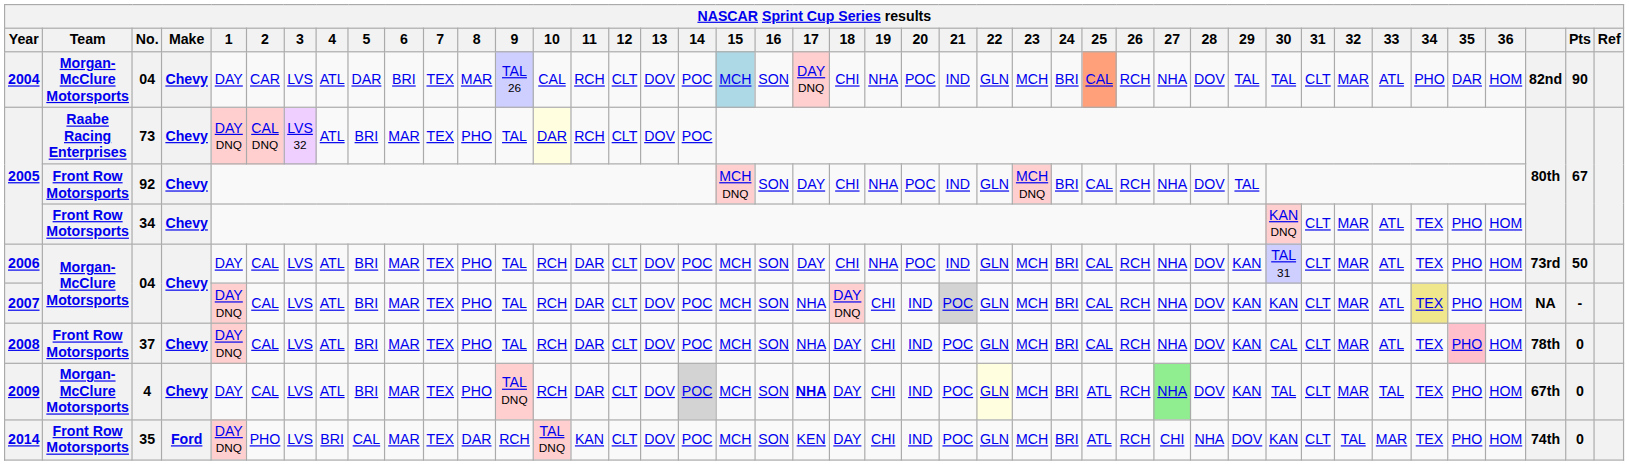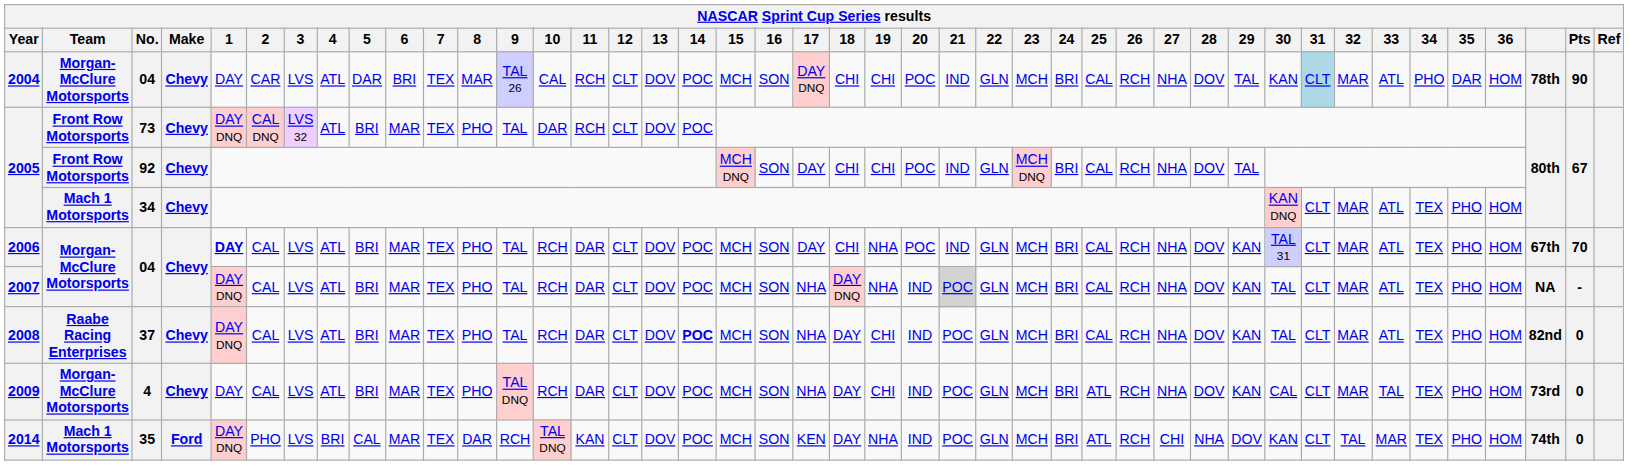(735, 79) lightblue background -> (736, 79) no background
(883, 79) NHA -> (883, 79) CHI
(1099, 79) lightsalmon background -> (1099, 79) no background
(1284, 79) TAL -> (1283, 79) KAN
(1318, 79) no background -> (1318, 79) lightblue background
(1546, 79) 82nd -> (1545, 79) 78th
(88, 136) Raabe Racing Enterprises -> (88, 128) Front Row Motorsports
(552, 136) lightyellow background -> (552, 128) no background
(883, 184) NHA -> (883, 167) CHI
(88, 224) Front Row Motorsports -> (88, 207) Mach 1 Motorsports
(229, 264) normal -> (229, 247) bold
(1546, 264) 73rd -> (1545, 247) 67th
(1580, 264) 50 -> (1580, 247) 70
(883, 304) CHI -> (883, 287) NHA
(1284, 304) KAN -> (1283, 287) TAL
(1429, 304) khaki background -> (1429, 287) no background
(88, 343) Front Row Motorsports -> (88, 335) Raabe Racing Enterprises
(697, 343) normal -> (698, 335) bold
(1284, 343) CAL -> (1283, 335) TAL
(1467, 343) pink background -> (1467, 335) no background
(1546, 343) 78th -> (1545, 335) 82nd
(697, 392) lightgrey background -> (698, 392) no background
(811, 392) bold -> (811, 392) normal
(995, 392) lightyellow background -> (994, 392) no background
(1172, 392) lightgreen background -> (1172, 392) no background
(1284, 392) TAL -> (1283, 392) CAL
(1546, 392) 67th -> (1545, 392) 73rd
(88, 440) Front Row Motorsports -> (88, 440) Mach 1 Motorsports
(883, 440) CHI -> (883, 440) NHA
